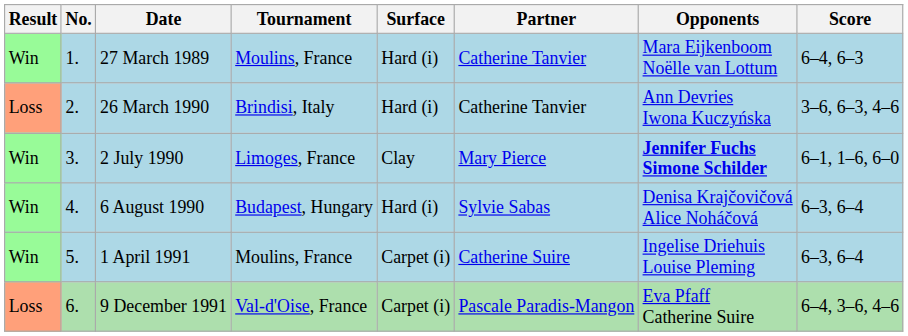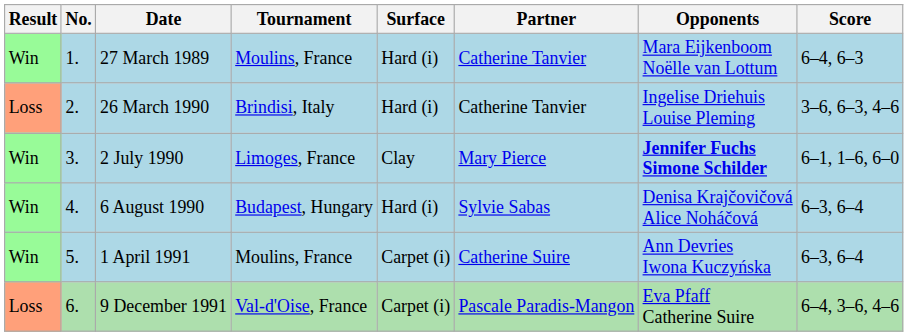(707, 107) Ann Devries Iwona Kuczyńska -> (704, 107) Ingelise Driehuis Louise Pleming
(704, 256) Ingelise Driehuis Louise Pleming -> (707, 256) Ann Devries Iwona Kuczyńska
